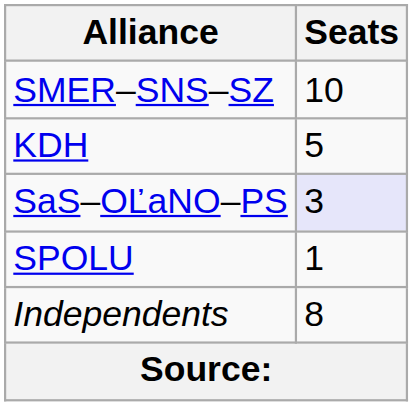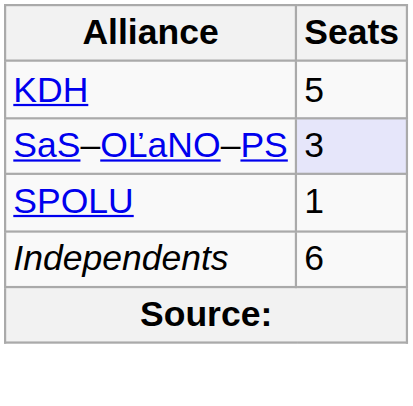- row: (144, 88)
(314, 314) 8 -> (314, 257) 6
